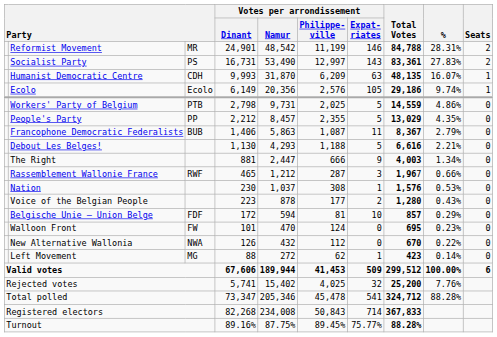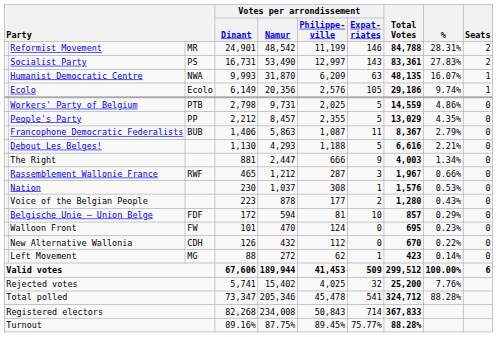(195, 76) CDH -> (195, 76) NWA
(195, 243) NWA -> (195, 243) CDH
